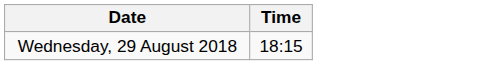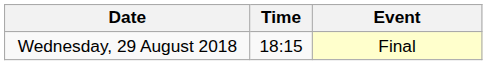+ column: (397, 18)
